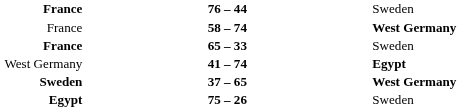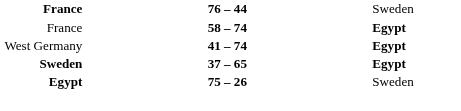(414, 27) West Germany -> (389, 27) Egypt
- row: (227, 45)
(414, 82) West Germany -> (389, 63) Egypt
